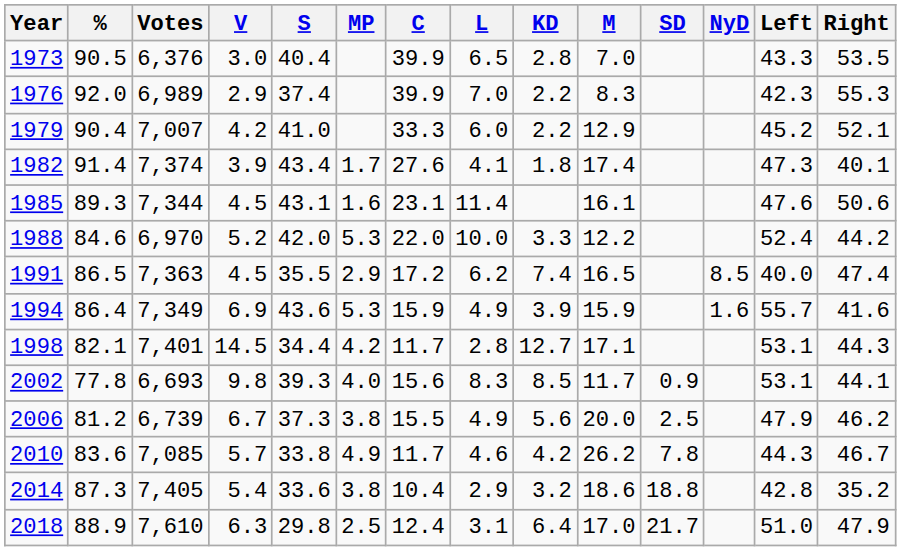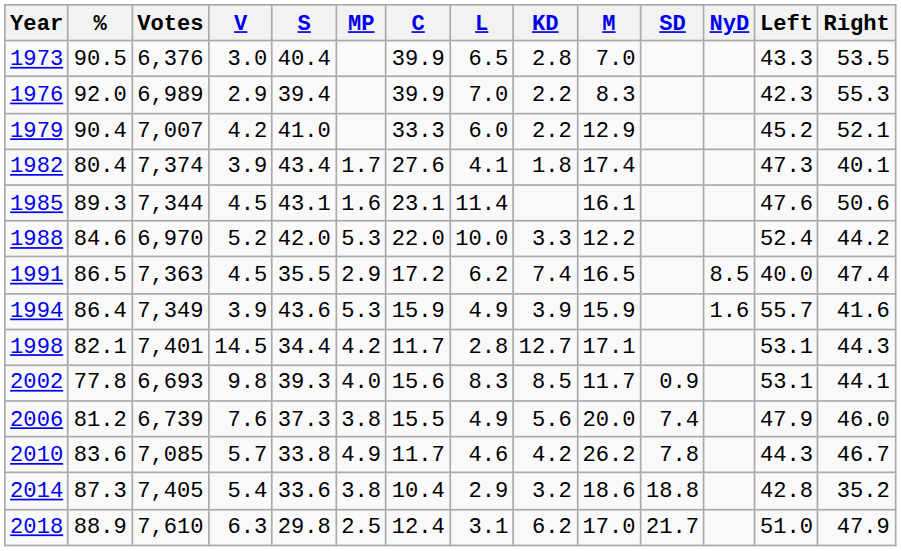(304, 95) 37.4 -> (304, 95) 39.4
(100, 167) 91.4 -> (100, 167) 80.4
(247, 311) 6.9 -> (247, 311) 3.9
(247, 419) 6.7 -> (247, 419) 7.6
(679, 419) 2.5 -> (679, 419) 7.4
(863, 419) 46.2 -> (863, 419) 46.0
(552, 527) 6.4 -> (552, 527) 6.2
